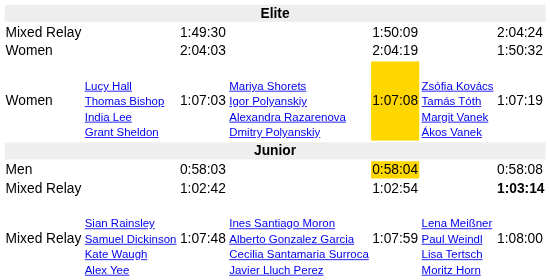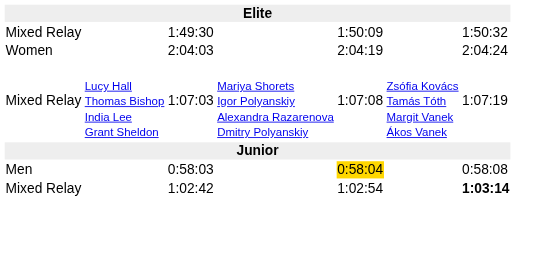(520, 32) 2:04:24 -> (485, 32) 1:50:32
(520, 51) 1:50:32 -> (485, 51) 2:04:24
(29, 101) Women -> (43, 101) Mixed Relay
(395, 101) gold background -> (360, 101) no background
- row: (203, 238)
